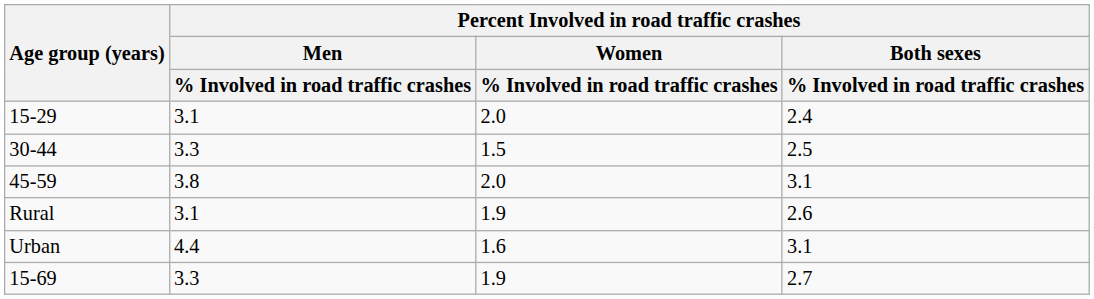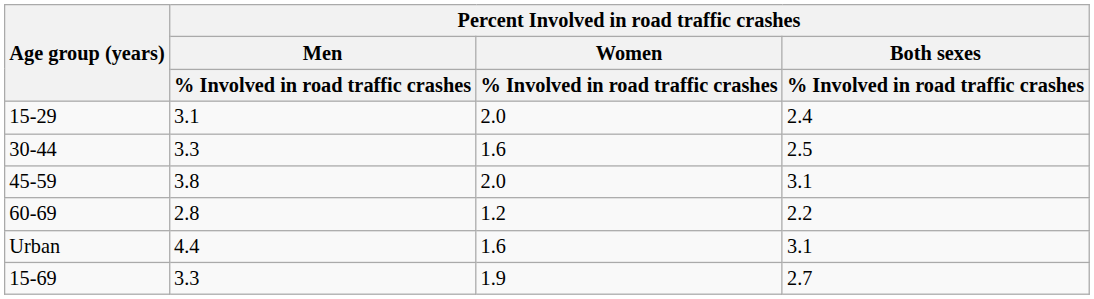(493, 149) 1.5 -> (493, 149) 1.6
+ row: (33, 213)
- row: (32, 213)
